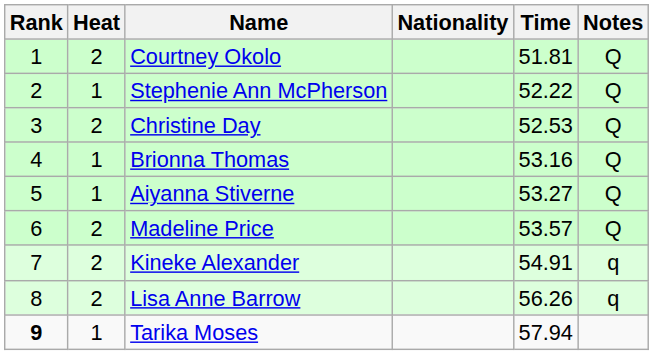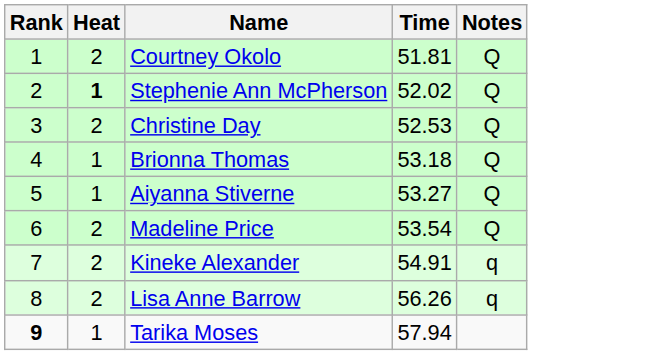- column: (453, 22)
(97, 91) normal -> (97, 91) bold
(546, 91) 52.22 -> (425, 91) 52.02
(546, 160) 53.16 -> (425, 160) 53.18
(546, 229) 53.57 -> (425, 229) 53.54
